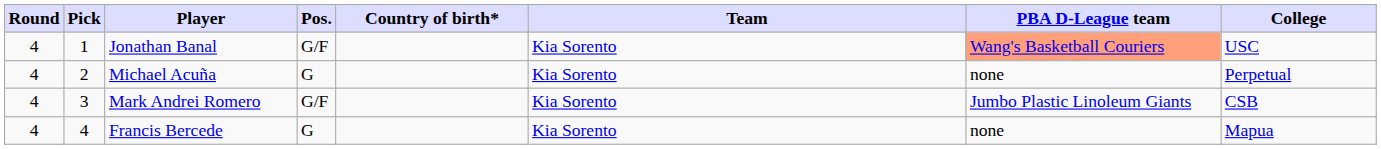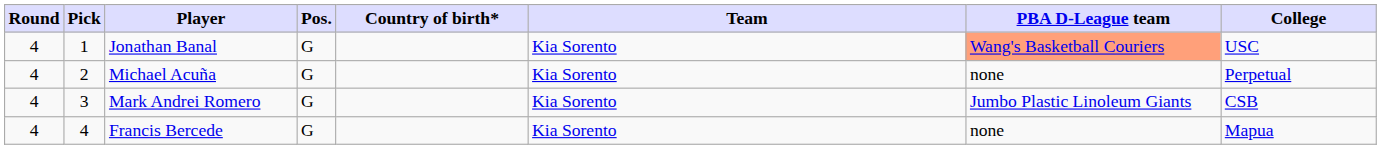(315, 46) G/F -> (307, 46) G
(315, 102) G/F -> (307, 102) G
